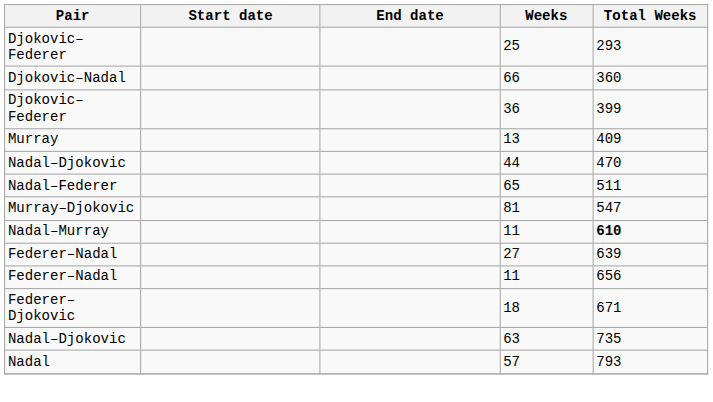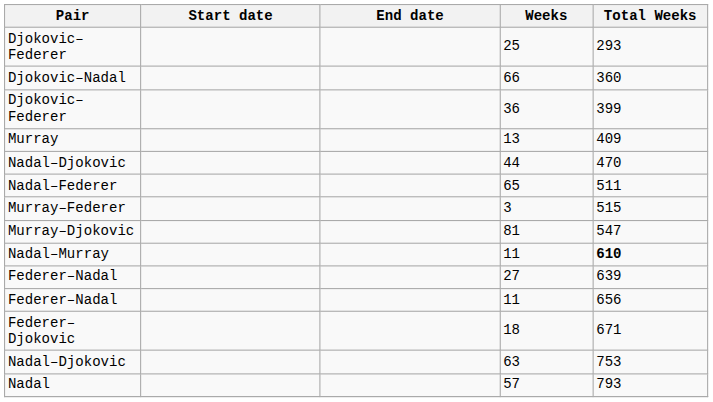+ row: (67, 209)
(609, 339) 735 -> (609, 362) 753
